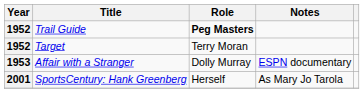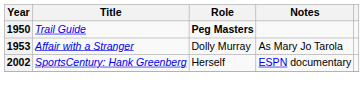(19, 29) 1952 -> (19, 29) 1950
- row: (50, 46)
(305, 63) ESPN documentary -> (301, 46) As Mary Jo Tarola
(19, 79) 2001 -> (19, 63) 2002
(301, 79) As Mary Jo Tarola -> (305, 63) ESPN documentary
